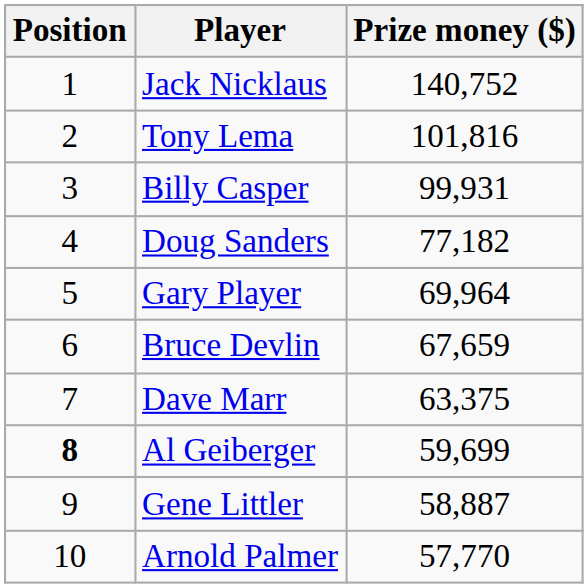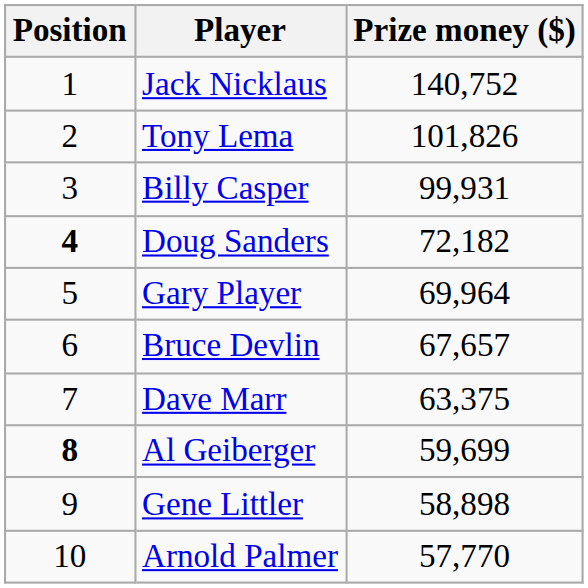(465, 135) 101,816 -> (465, 135) 101,826
(70, 240) normal -> (70, 240) bold
(465, 240) 77,182 -> (465, 240) 72,182
(465, 345) 67,659 -> (465, 345) 67,657
(465, 503) 58,887 -> (465, 503) 58,898
